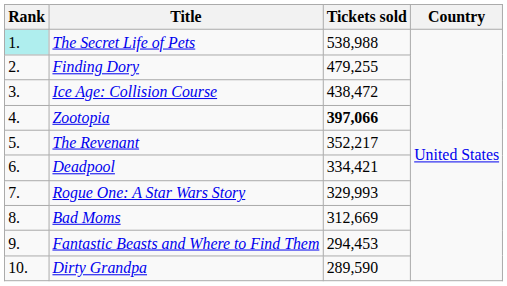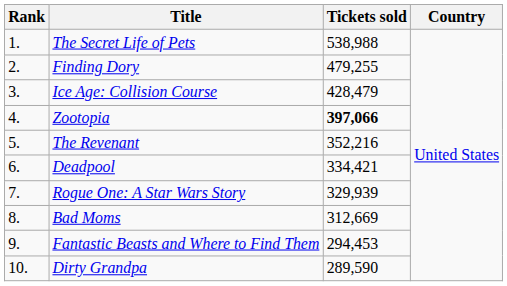(14, 42) paleturquoise background -> (14, 42) no background
(352, 92) 438,472 -> (352, 92) 428,479
(352, 142) 352,217 -> (352, 142) 352,216
(352, 192) 329,993 -> (352, 192) 329,939
